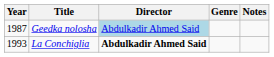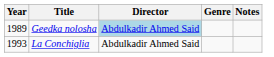(17, 28) 1987 -> (17, 28) 1989
(154, 44) bold -> (150, 44) normal
